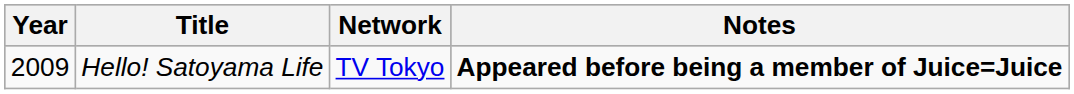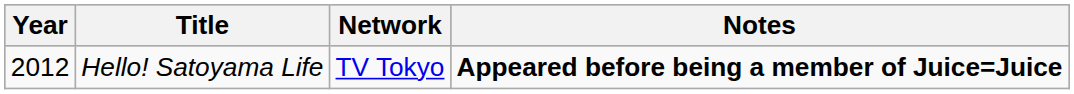(40, 66) 2009 -> (40, 66) 2012
